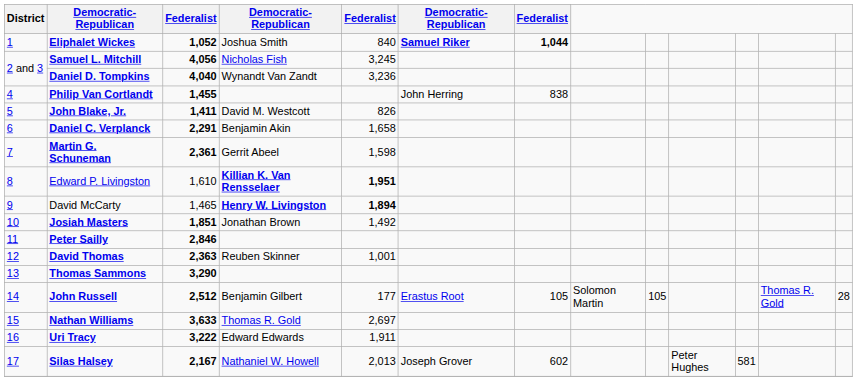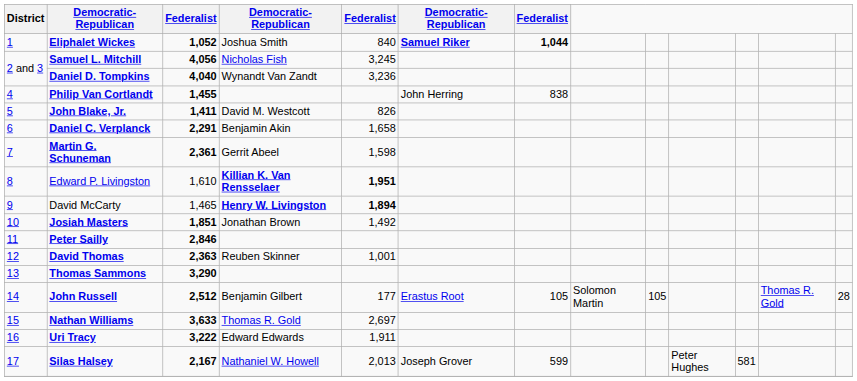(559, 361) 602 -> (559, 361) 599
